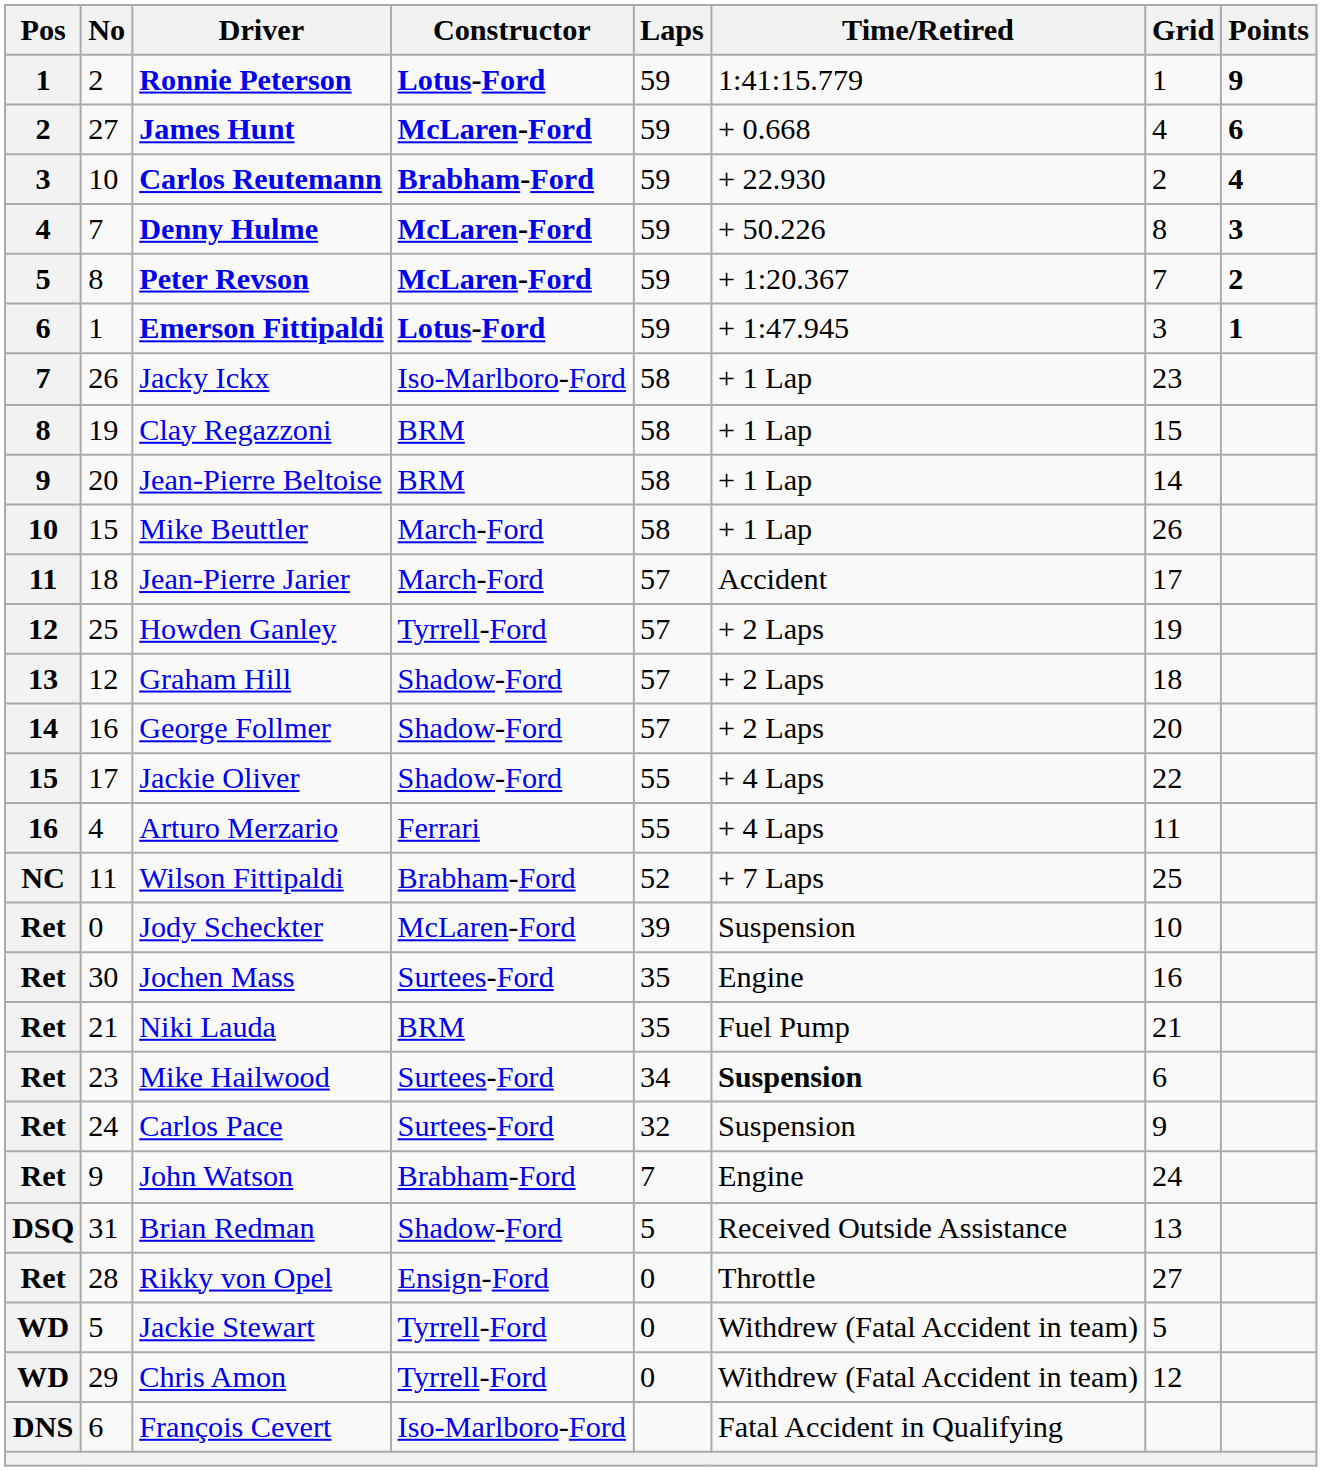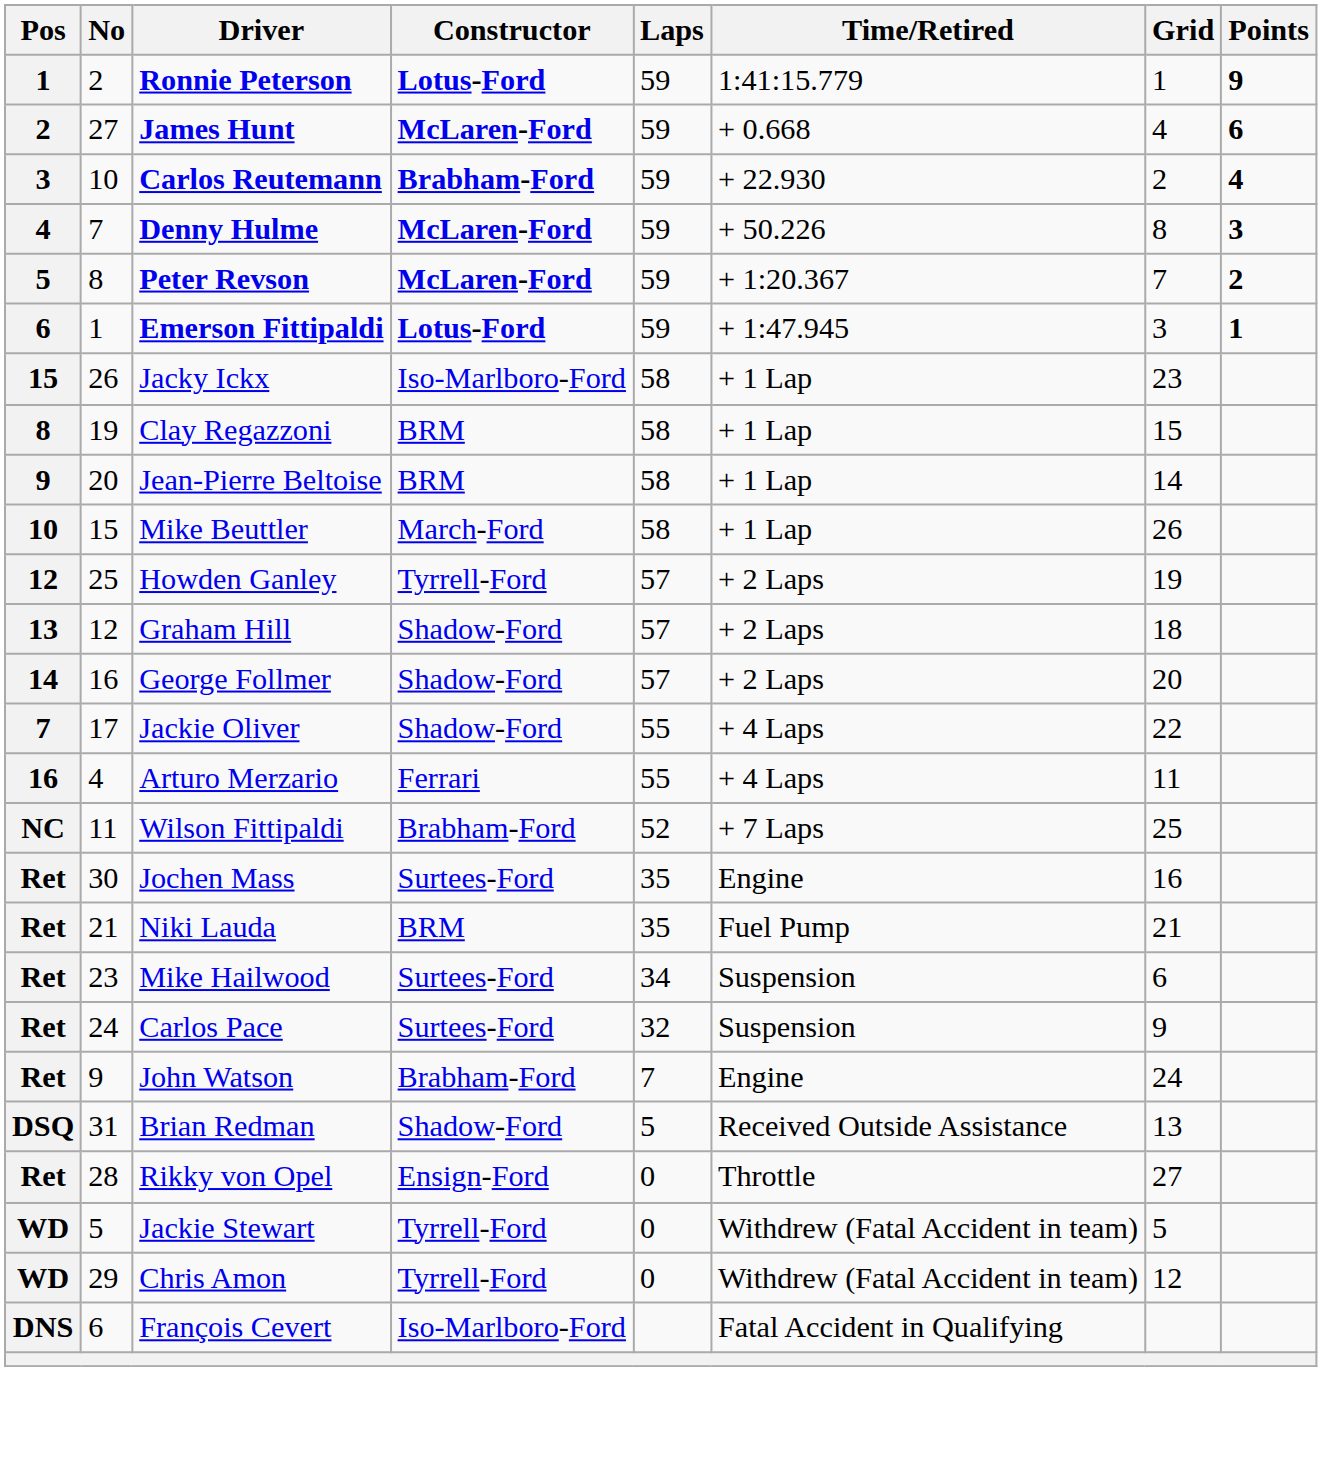(43, 378) 7 -> (43, 378) 15
- row: (245, 578)
(43, 777) 15 -> (43, 727) 7
- row: (231, 927)
(790, 1076) bold -> (787, 977) normal
